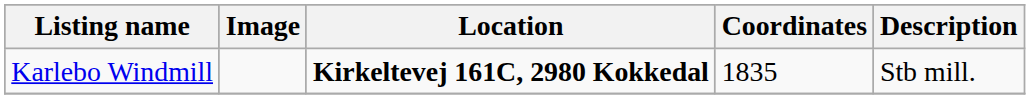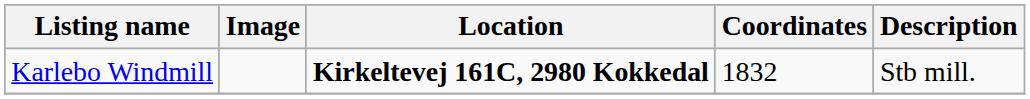(750, 70) 1835 -> (750, 70) 1832
